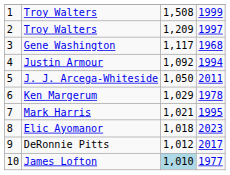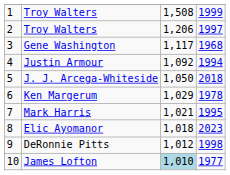(178, 29) 1,209 -> (178, 29) 1,206
(211, 79) 2011 -> (211, 79) 2018
(211, 145) 2017 -> (211, 145) 1998
